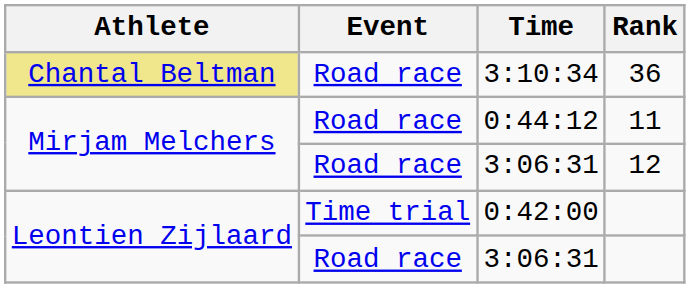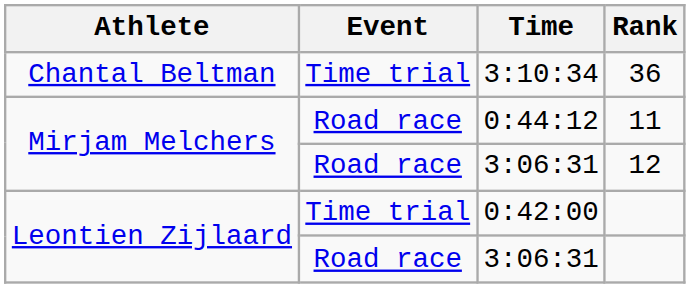(152, 74) khaki background -> (152, 74) no background
(388, 74) Road race -> (388, 74) Time trial
